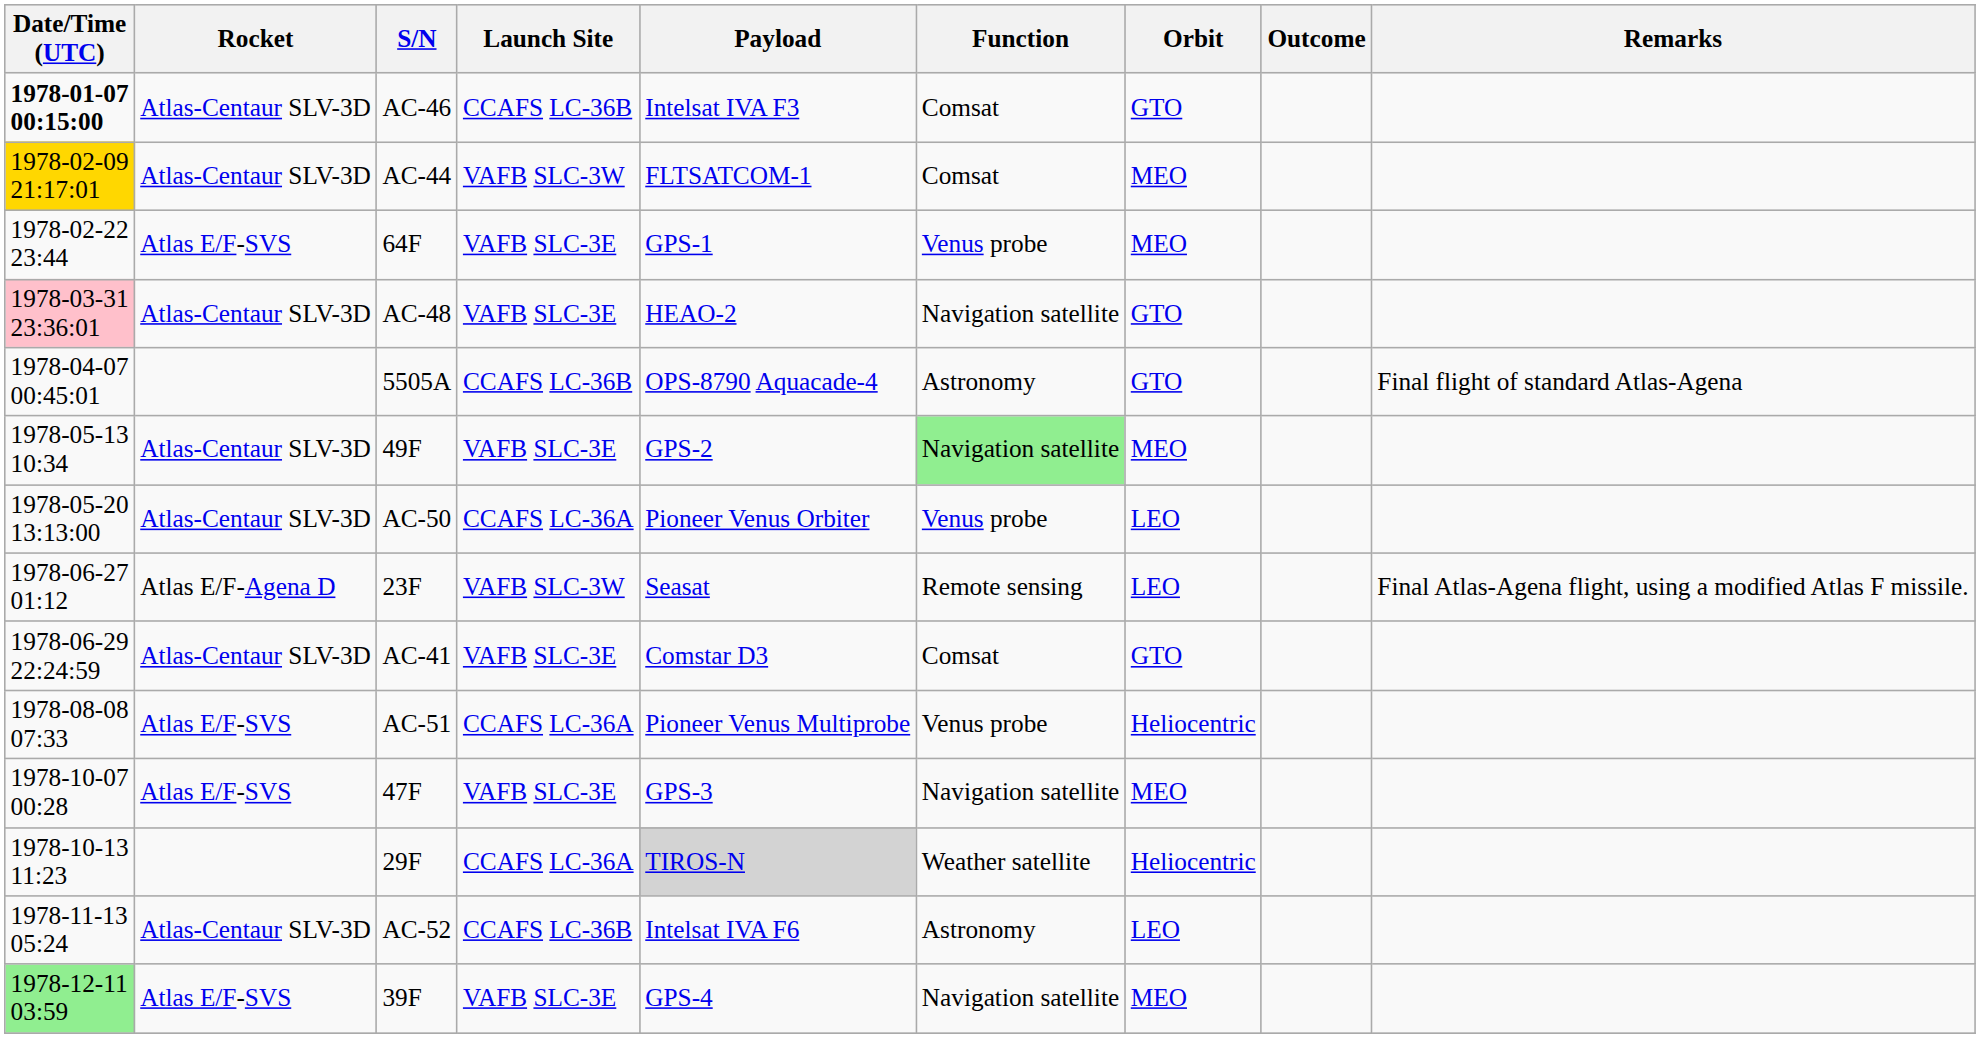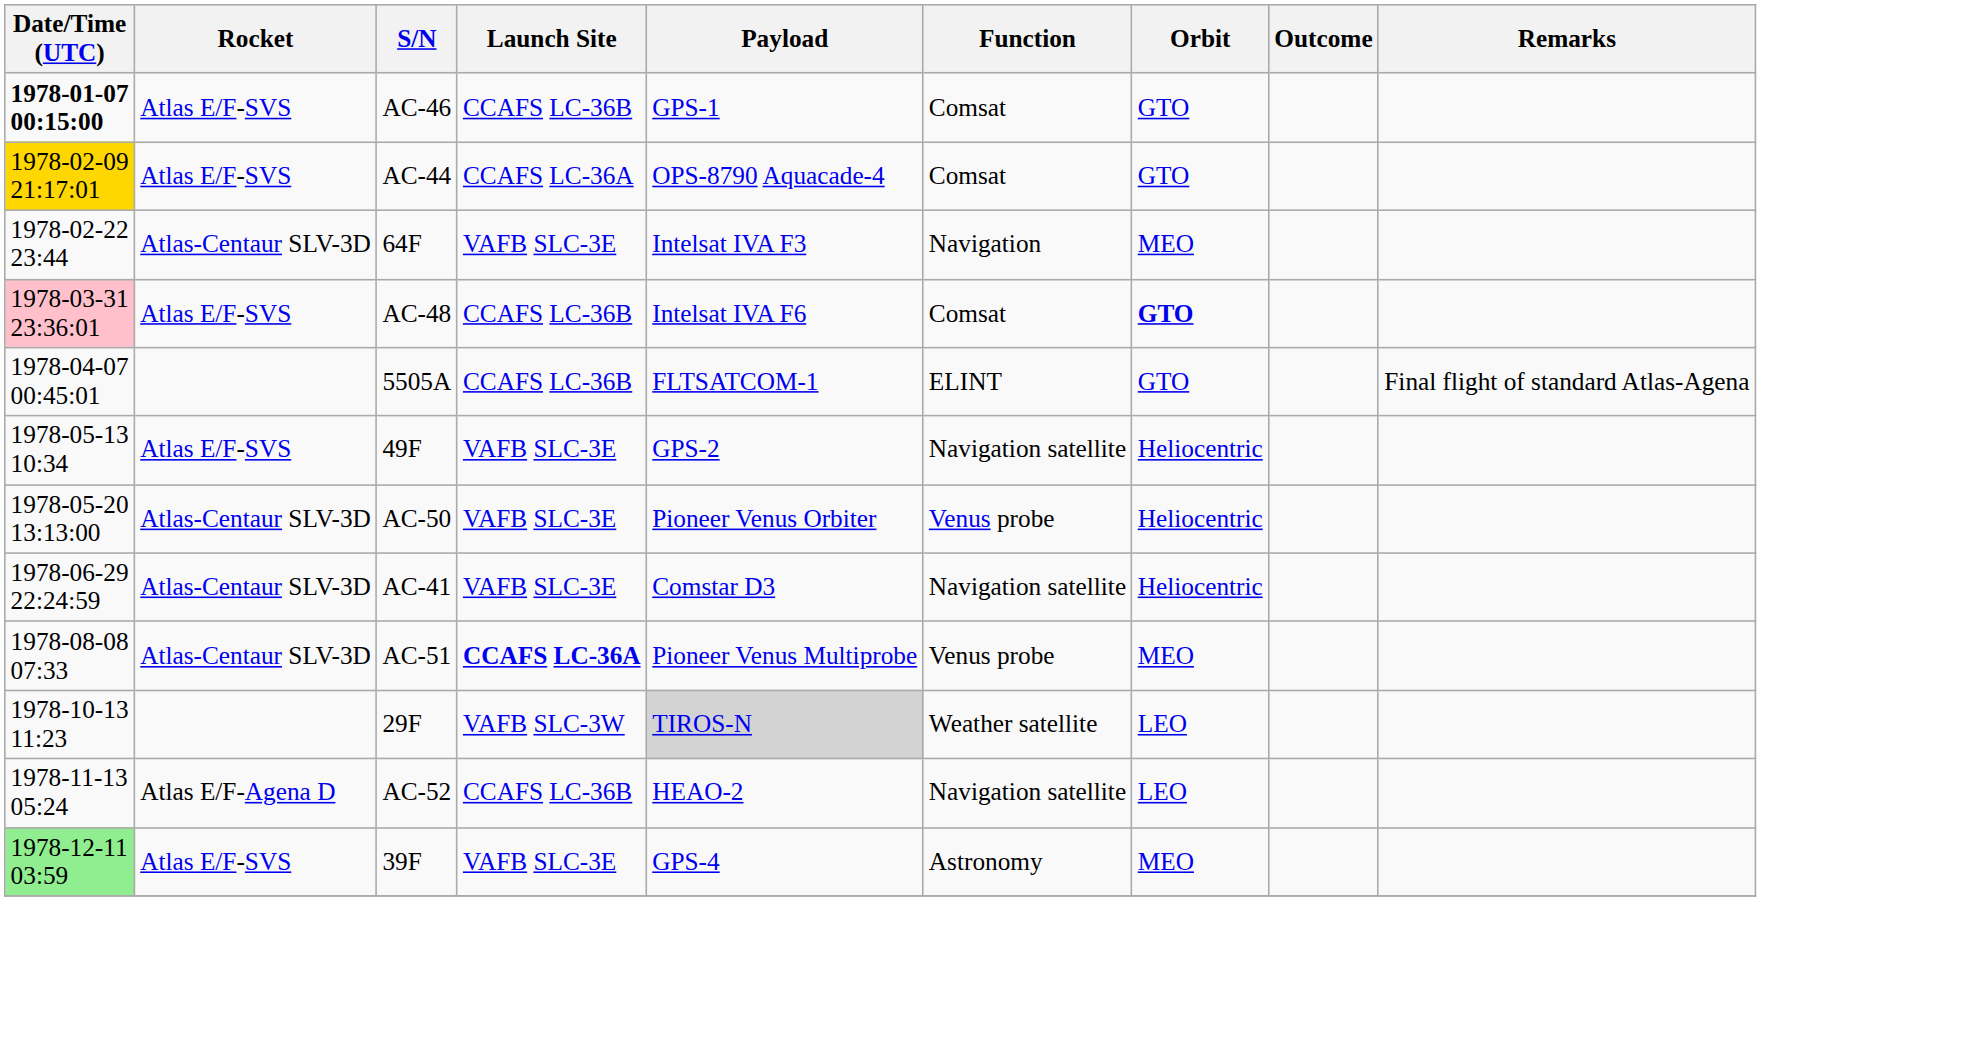(256, 107) Atlas-Centaur SLV-3D -> (216, 107) Atlas E/F-SVS
(722, 107) Intelsat IVA F3 -> (686, 107) GPS-1
(256, 175) Atlas-Centaur SLV-3D -> (216, 175) Atlas E/F-SVS
(544, 175) VAFB SLC-3W -> (548, 175) CCAFS LC-36A
(728, 175) FLTSATCOM-1 -> (768, 175) OPS-8790 Aquacade-4
(1159, 175) MEO -> (1164, 175) GTO
(216, 244) Atlas E/F-SVS -> (256, 244) Atlas-Centaur SLV-3D
(679, 244) GPS-1 -> (729, 244) Intelsat IVA F3
(985, 244) Venus probe -> (985, 244) Navigation
(256, 312) Atlas-Centaur SLV-3D -> (216, 312) Atlas E/F-SVS
(540, 312) VAFB SLC-3E -> (548, 312) CCAFS LC-36B
(691, 312) HEAO-2 -> (729, 312) Intelsat IVA F6
(1020, 312) Navigation satellite -> (967, 312) Comsat
(1157, 312) normal -> (1166, 312) bold
(761, 381) OPS-8790 Aquacade-4 -> (735, 381) FLTSATCOM-1
(979, 381) Astronomy -> (965, 381) ELINT
(256, 449) Atlas-Centaur SLV-3D -> (216, 449) Atlas E/F-SVS
(1020, 449) lightgreen background -> (1027, 449) no background
(1159, 449) MEO -> (1200, 449) Heliocentric
(548, 518) CCAFS LC-36A -> (540, 518) VAFB SLC-3E
(1155, 518) LEO -> (1200, 518) Heliocentric
- row: (402, 587)
(960, 655) Comsat -> (1027, 587) Navigation satellite
(1157, 655) GTO -> (1200, 587) Heliocentric
(216, 724) Atlas E/F-SVS -> (256, 655) Atlas-Centaur SLV-3D
(548, 724) normal -> (552, 655) bold
(1193, 724) Heliocentric -> (1166, 655) MEO
- row: (402, 792)
(548, 861) CCAFS LC-36A -> (544, 724) VAFB SLC-3W
(1193, 861) Heliocentric -> (1162, 724) LEO
(256, 929) Atlas-Centaur SLV-3D -> (238, 792) Atlas E/F-Agena D
(722, 929) Intelsat IVA F6 -> (698, 792) HEAO-2
(979, 929) Astronomy -> (1027, 792) Navigation satellite
(1020, 998) Navigation satellite -> (986, 861) Astronomy
